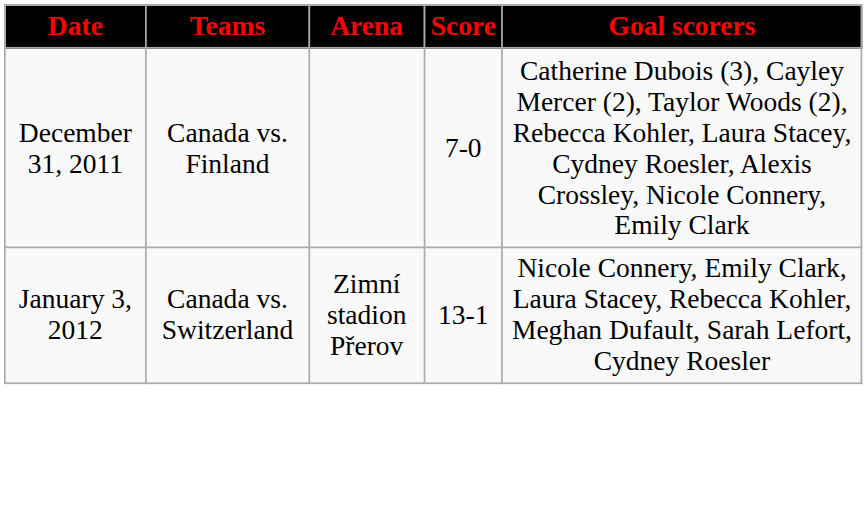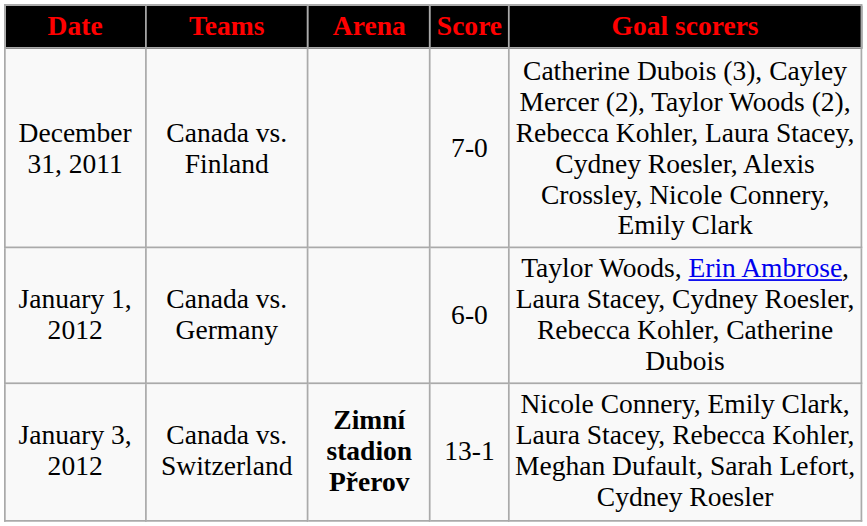+ row: (75, 314)
(367, 314) normal -> (369, 451) bold
